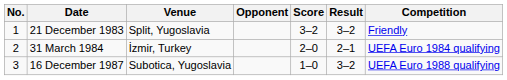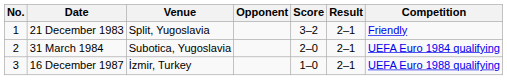(346, 30) 3–2 -> (346, 30) 2–1
(160, 48) İzmir, Turkey -> (180, 48) Subotica, Yugoslavia
(180, 65) Subotica, Yugoslavia -> (160, 65) İzmir, Turkey
(346, 65) 3–2 -> (346, 65) 2–1
